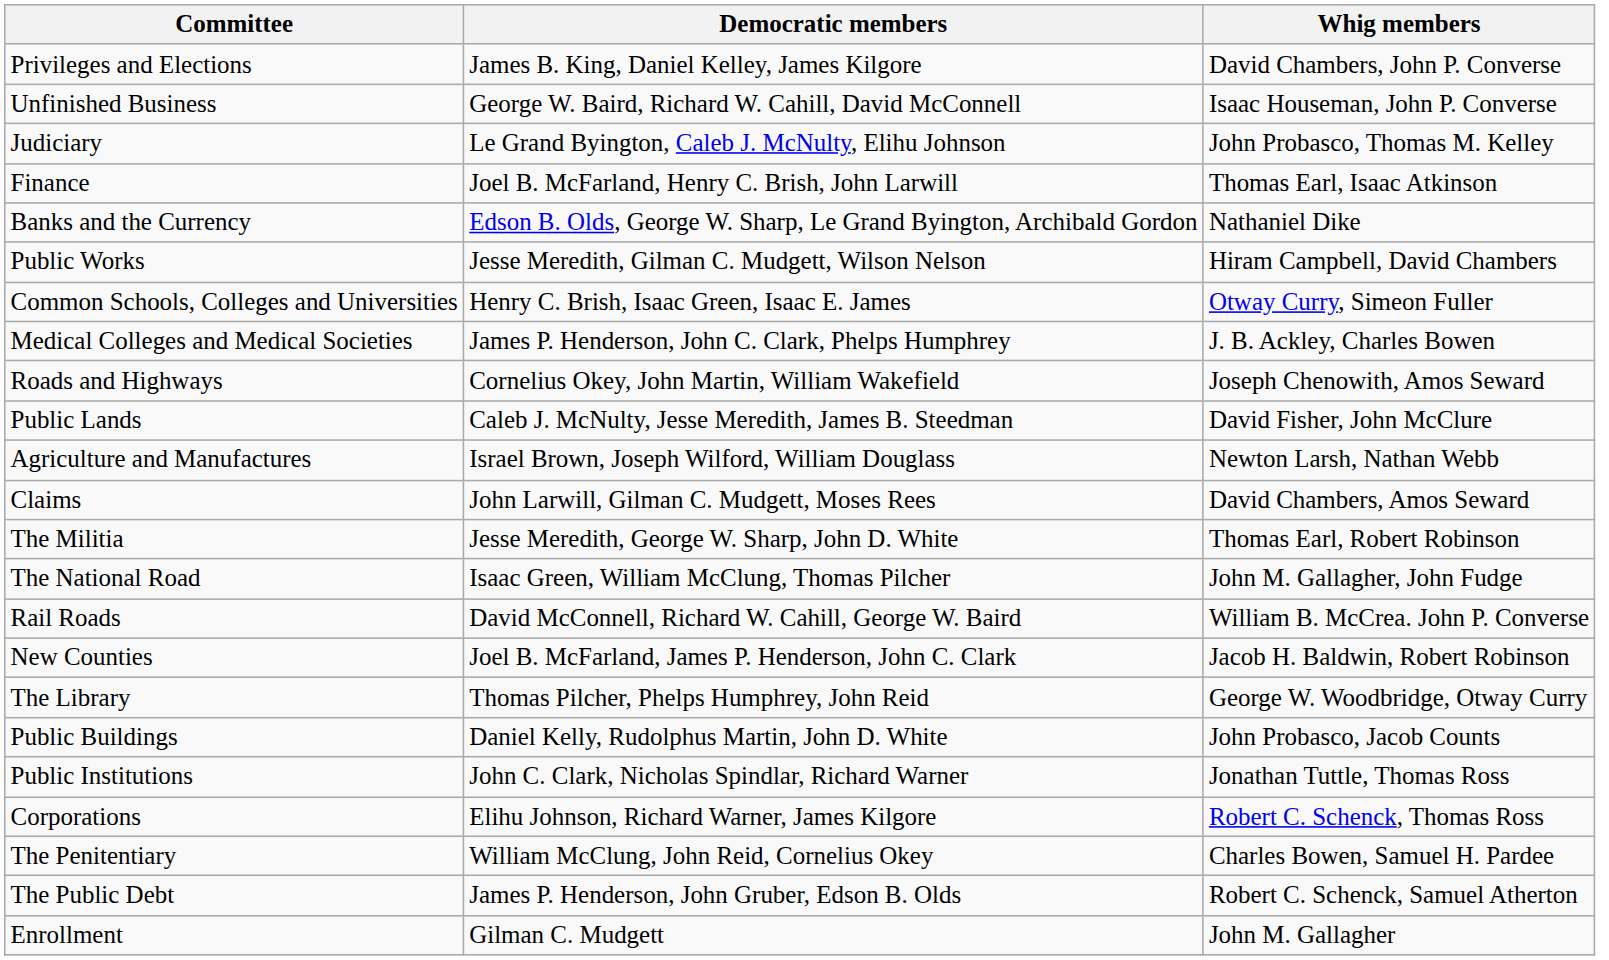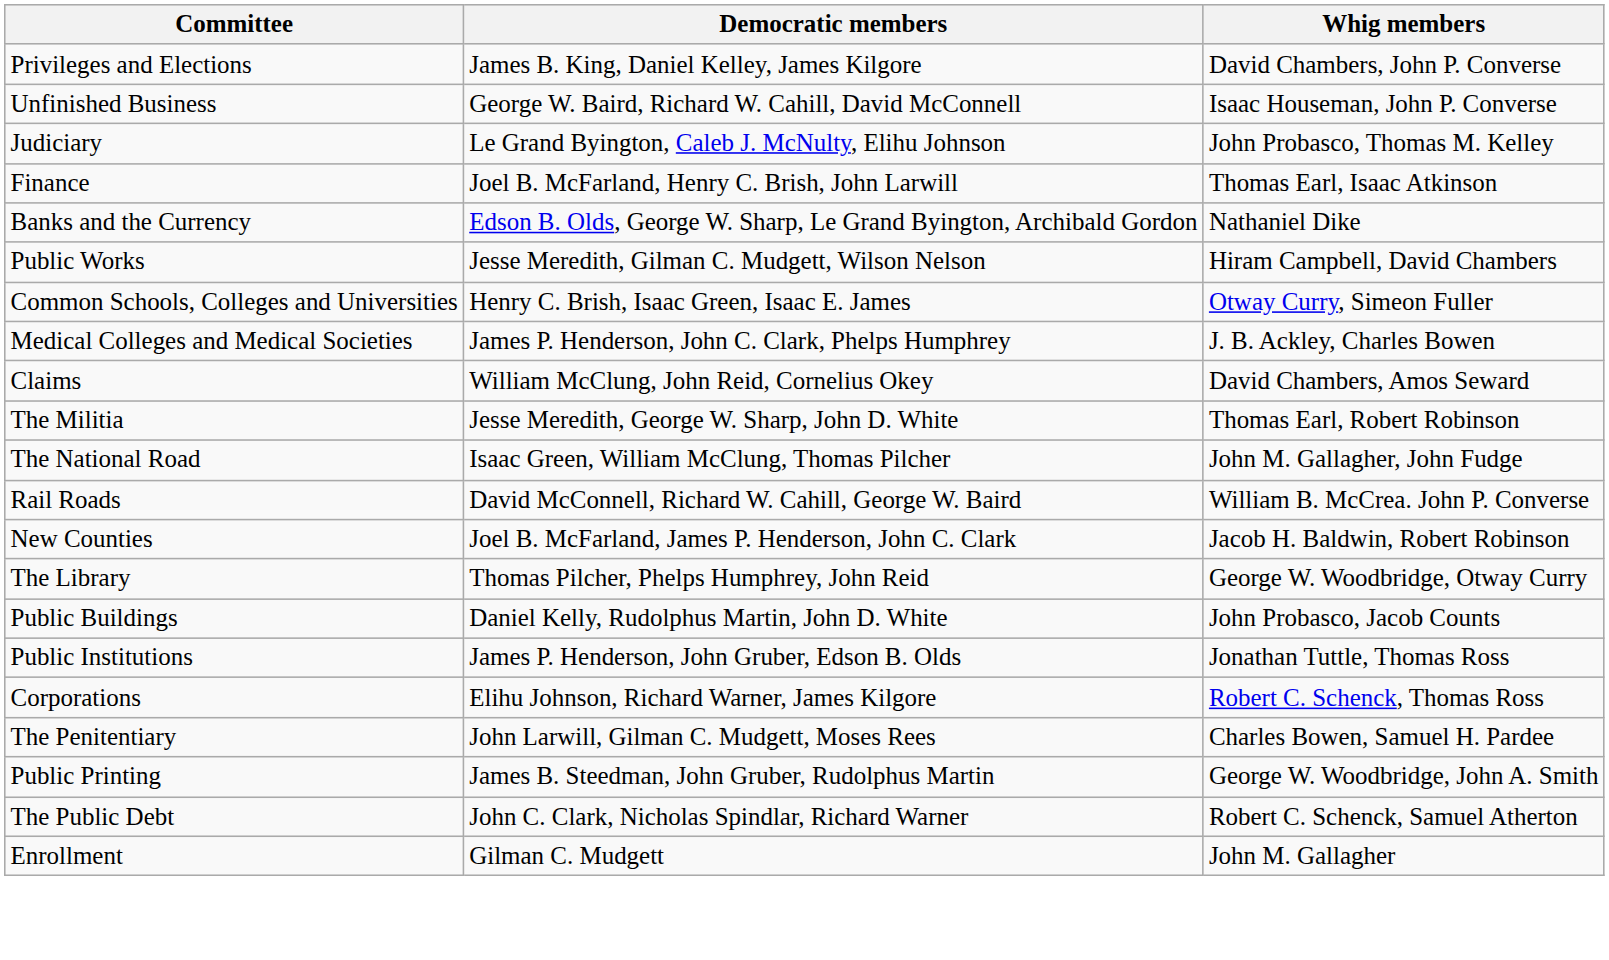- row: (117, 380)
- row: (76, 420)
- row: (161, 459)
(703, 499) John Larwill, Gilman C. Mudgett, Moses Rees -> (701, 380) William McClung, John Reid, Cornelius Okey
(719, 776) John C. Clark, Nicholas Spindlar, Richard Warner -> (715, 657) James P. Henderson, John Gruber, Edson B. Olds
(701, 855) William McClung, John Reid, Cornelius Okey -> (703, 736) John Larwill, Gilman C. Mudgett, Moses Rees
+ row: (86, 776)
(715, 895) James P. Henderson, John Gruber, Edson B. Olds -> (719, 815) John C. Clark, Nicholas Spindlar, Richard Warner
